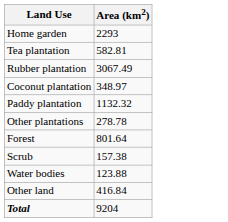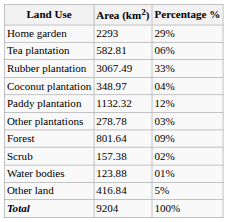+ column: (187, 14)
